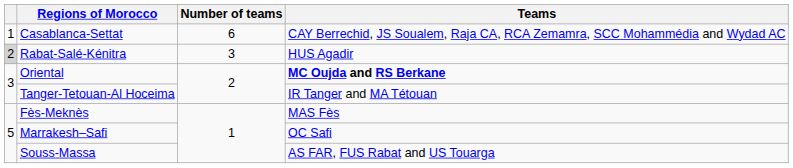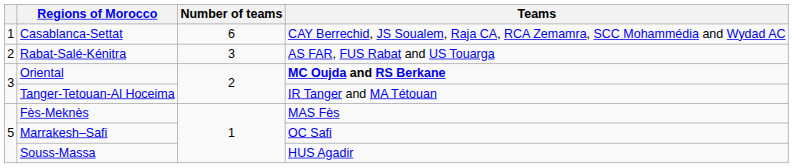(11, 53) lightgrey background -> (11, 53) no background
(321, 53) HUS Agadir -> (391, 53) AS FAR, FUS Rabat and US Touarga
(391, 152) AS FAR, FUS Rabat and US Touarga -> (321, 152) HUS Agadir
